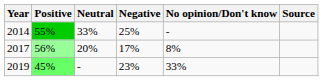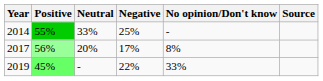(129, 66) 23% -> (129, 66) 22%
